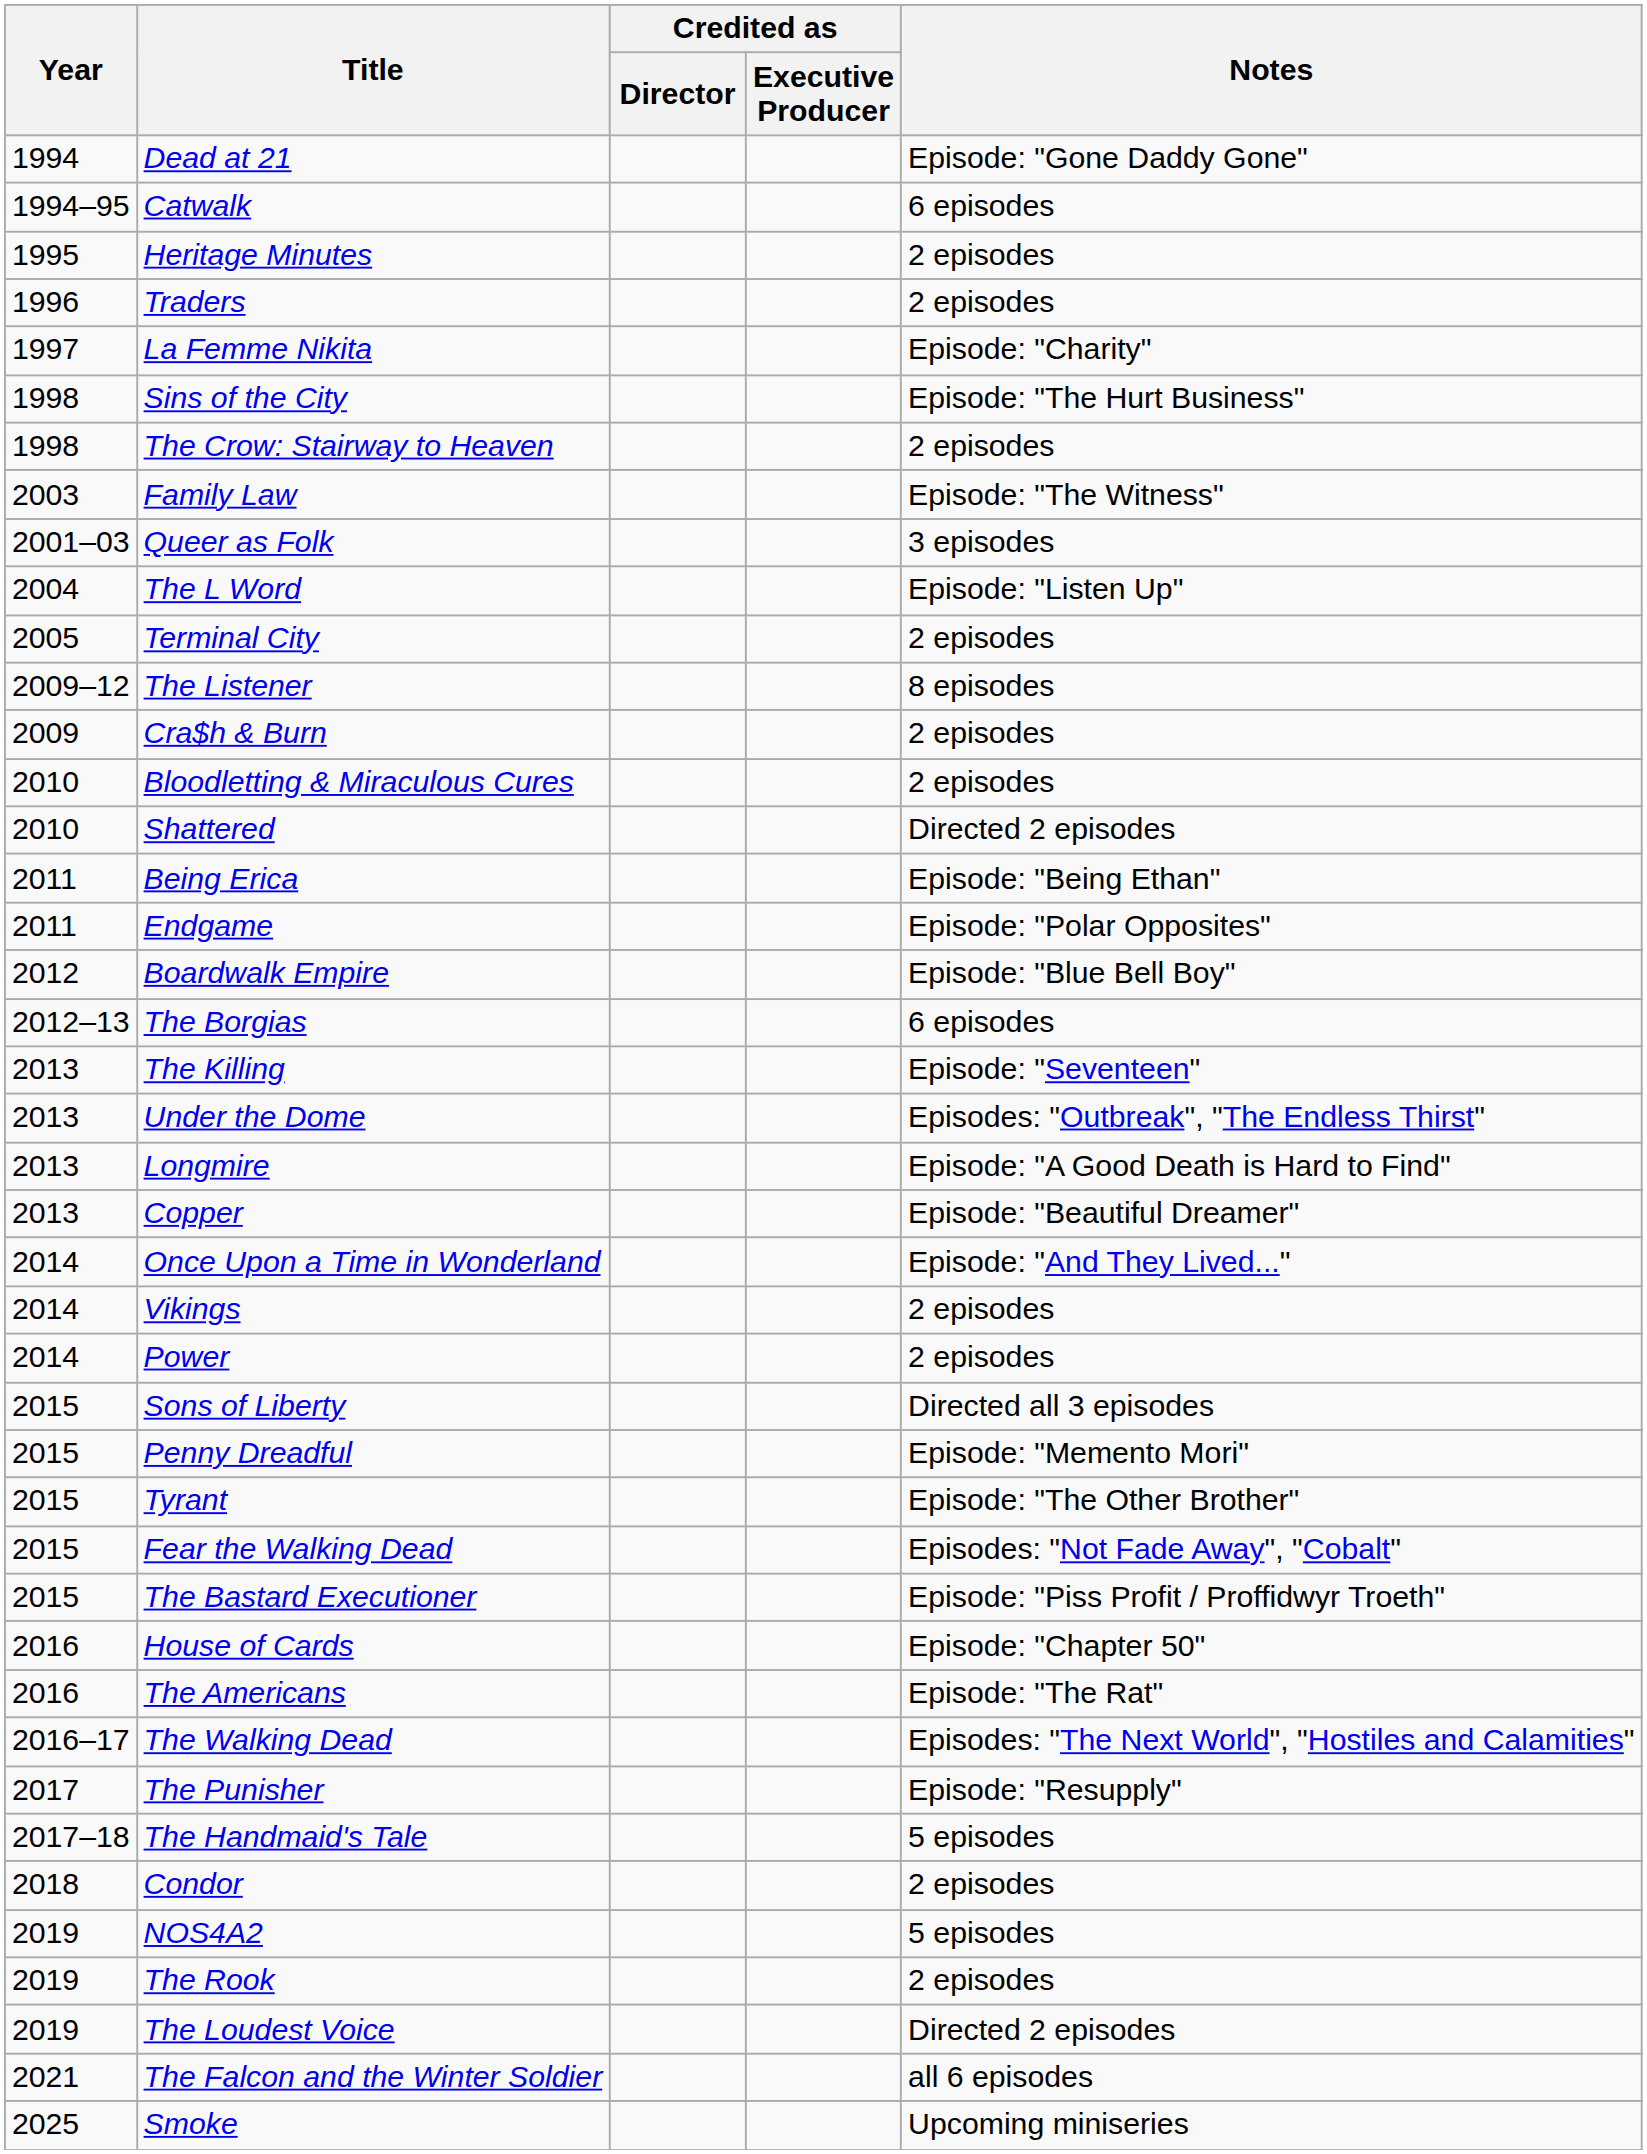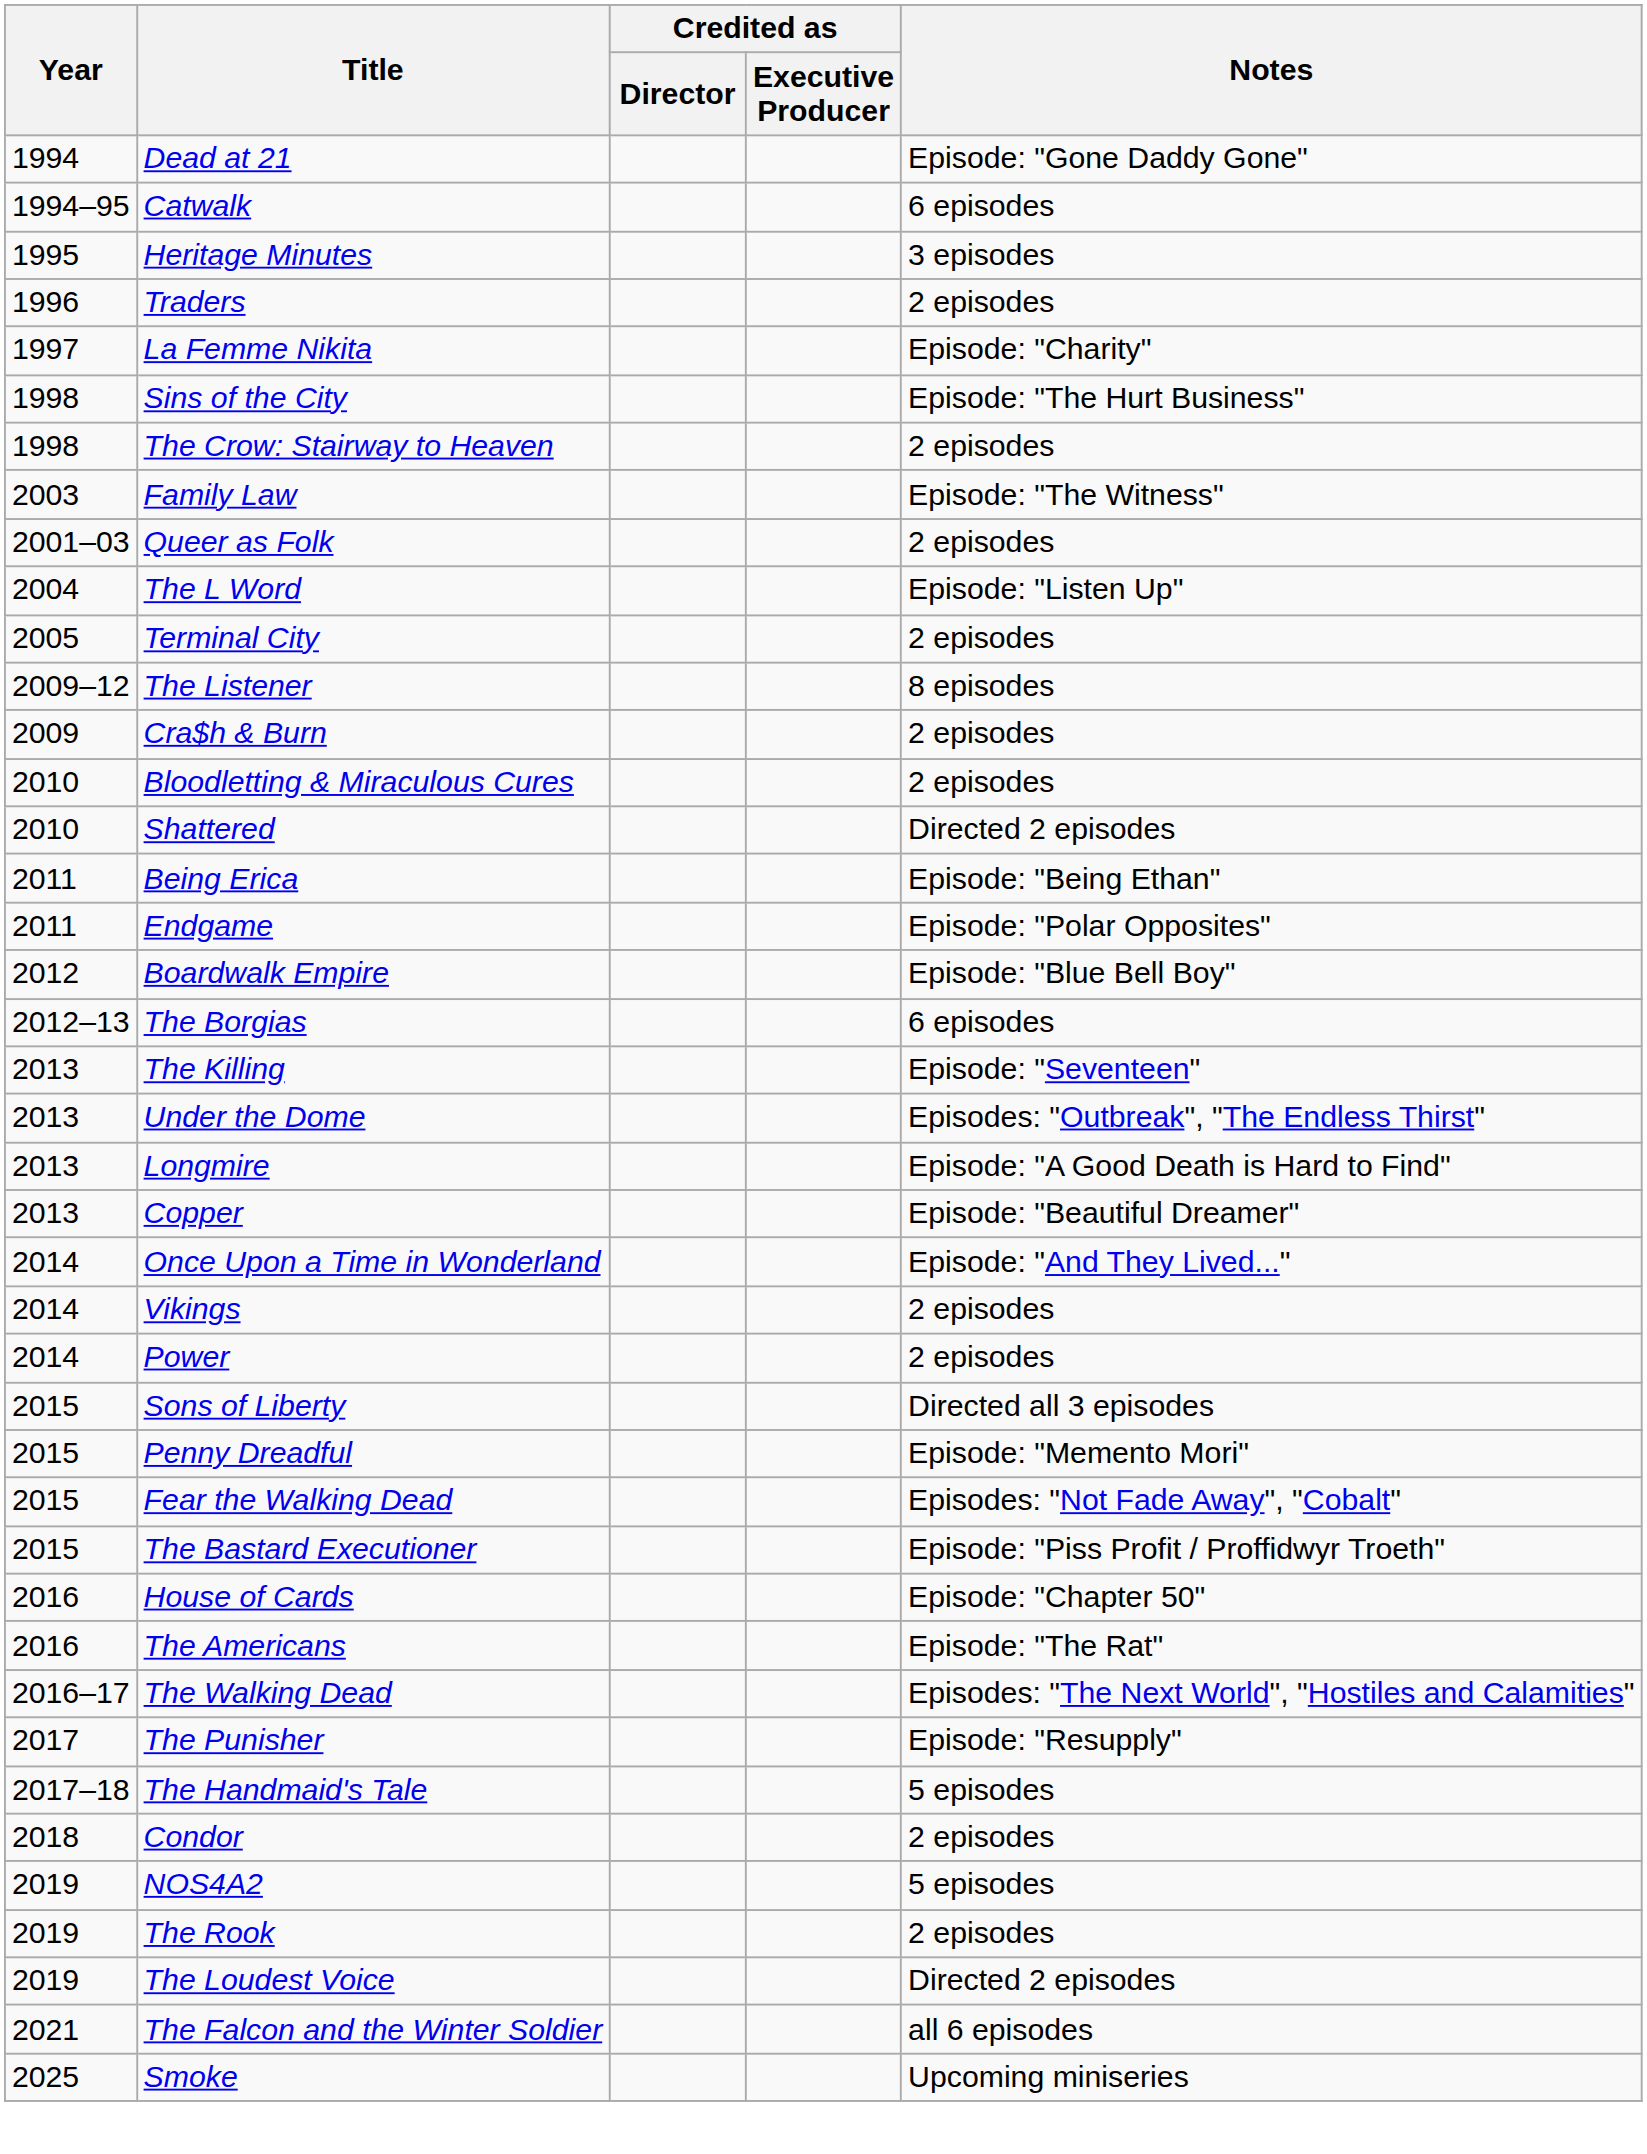(981, 254) 2 episodes -> (981, 254) 3 episodes
(981, 542) 3 episodes -> (981, 542) 2 episodes
- row: (185, 1501)
